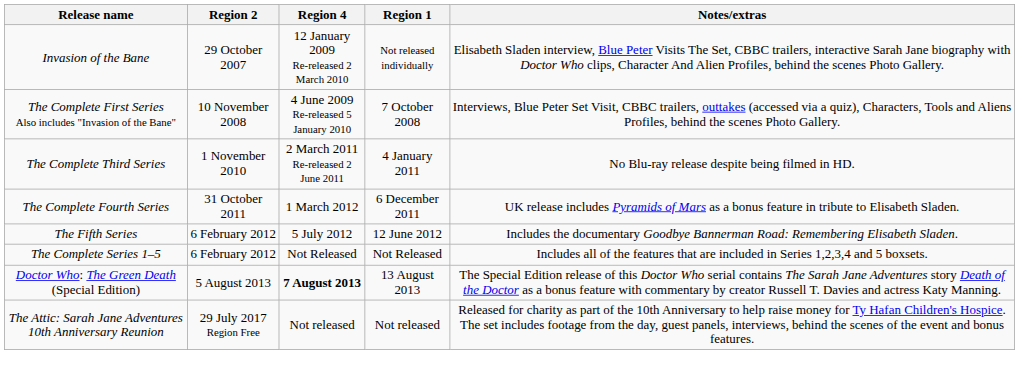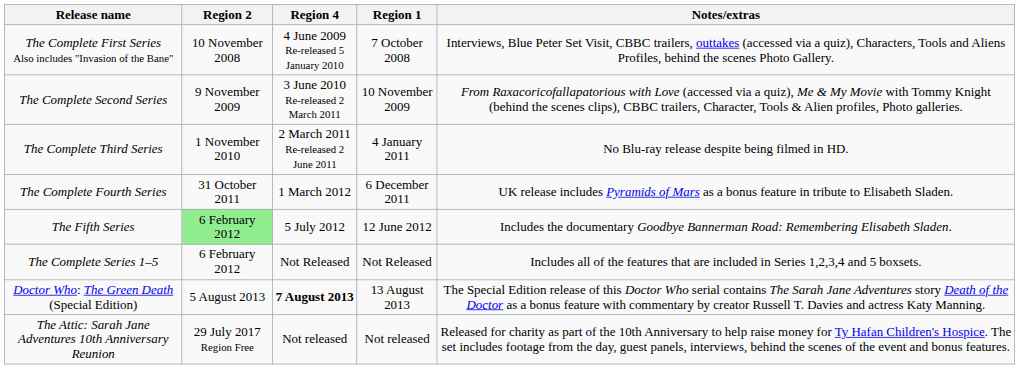- row: (96, 57)
+ row: (93, 99)
(233, 234) no background -> (227, 226) lightgreen background
